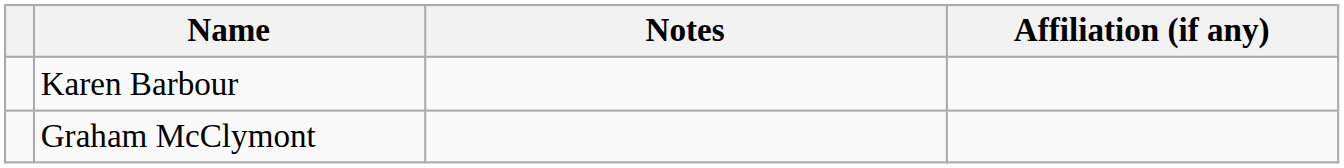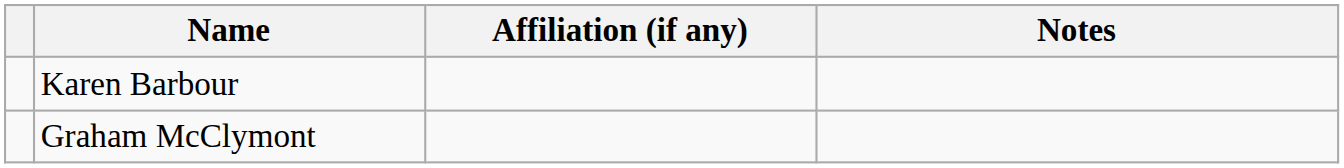columns swapped: (1142, 30) <-> (685, 30)
